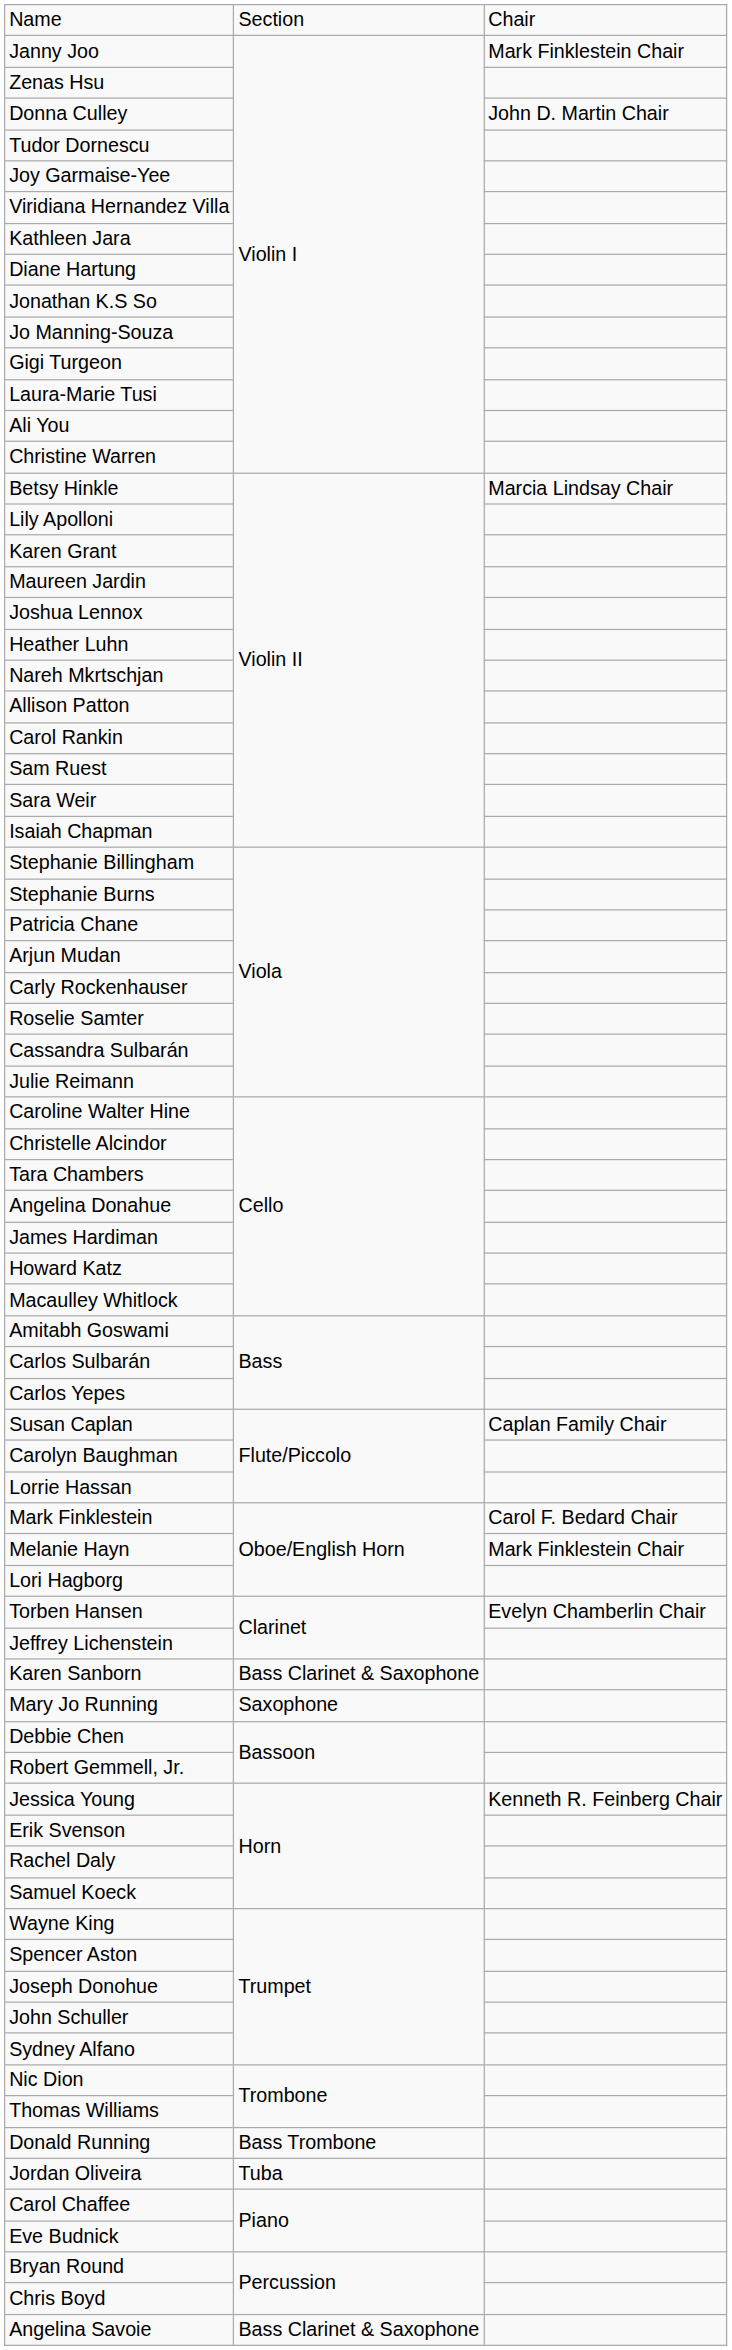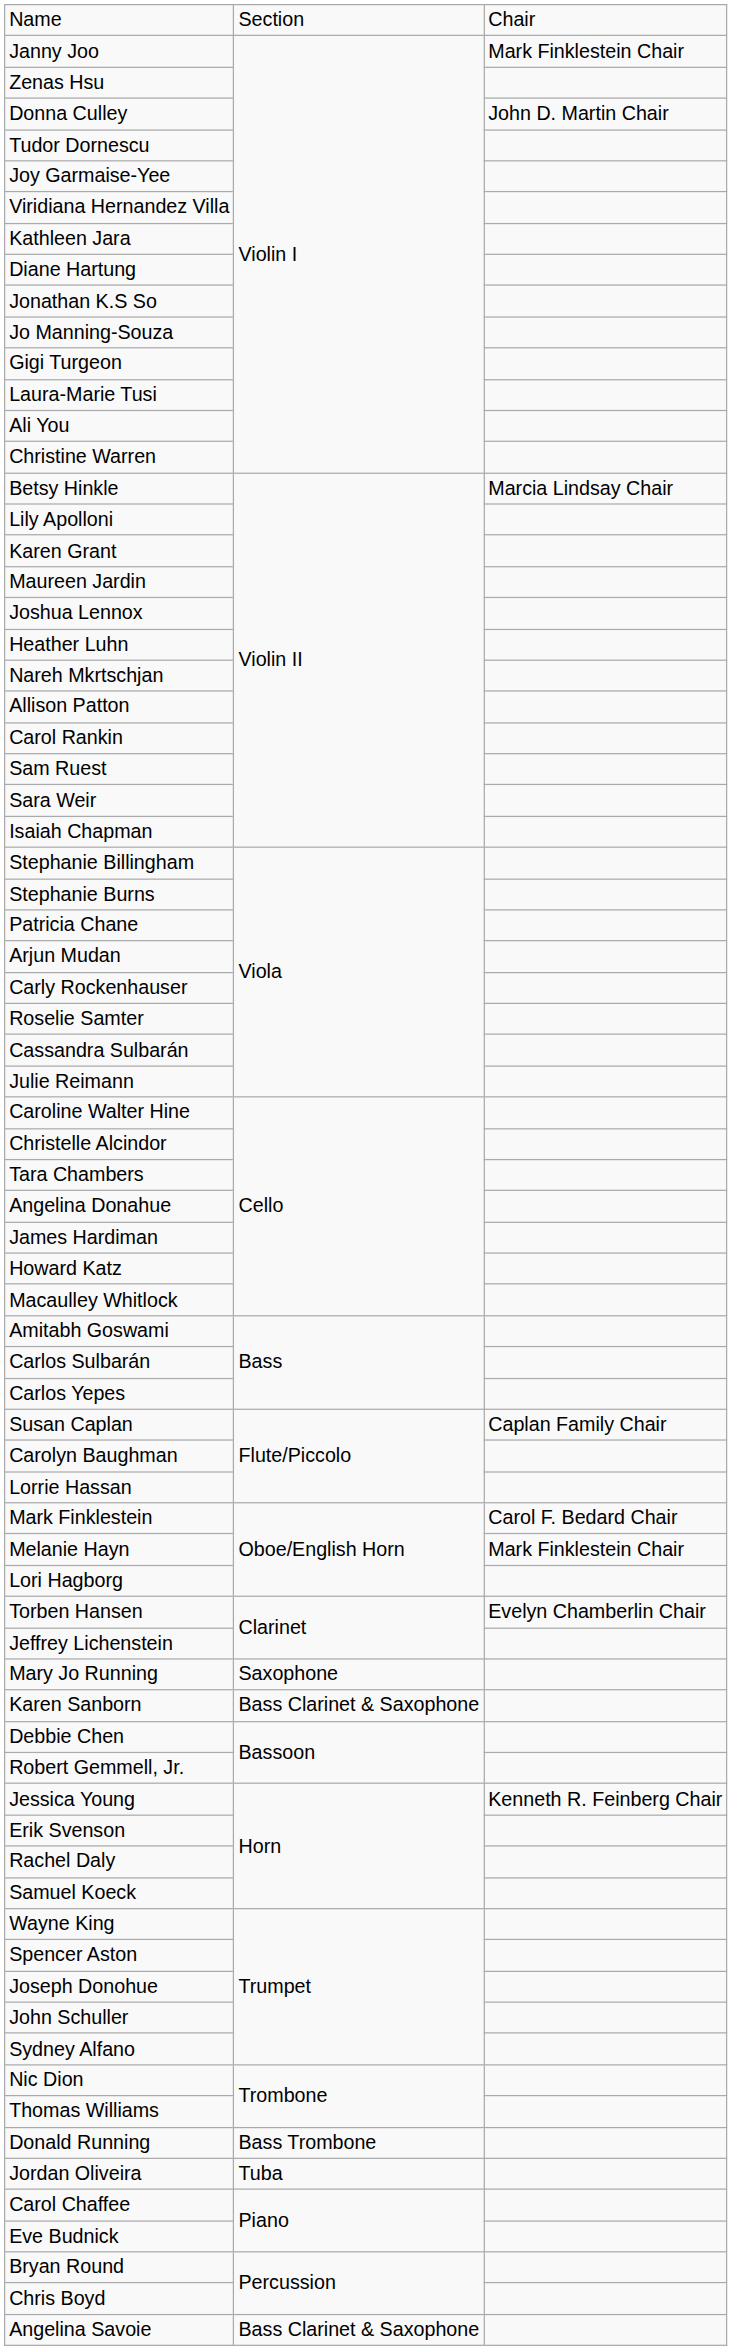rows swapped: (75, 1674) <-> (84, 1705)
